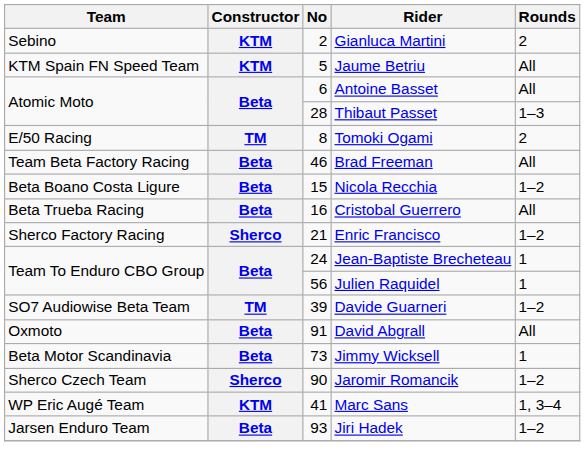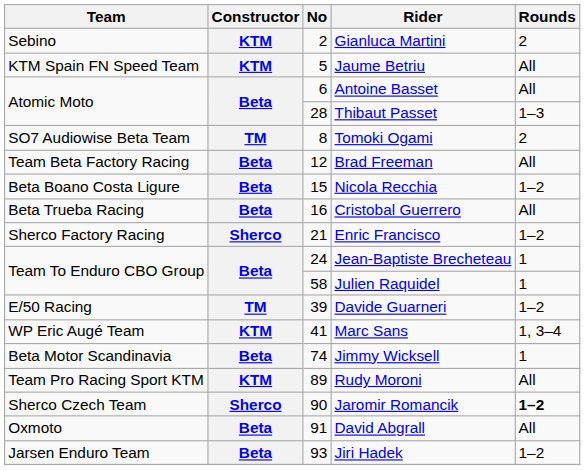(50, 137) E/50 Racing -> (99, 137) SO7 Audiowise Beta Team
(319, 162) 46 -> (319, 162) 12
(319, 283) 56 -> (319, 283) 58
(99, 307) SO7 Audiowise Beta Team -> (50, 307) E/50 Racing
rows swapped: (371, 404) <-> (380, 331)
(319, 355) 73 -> (319, 355) 74
+ row: (378, 380)
(531, 380) normal -> (531, 404) bold
